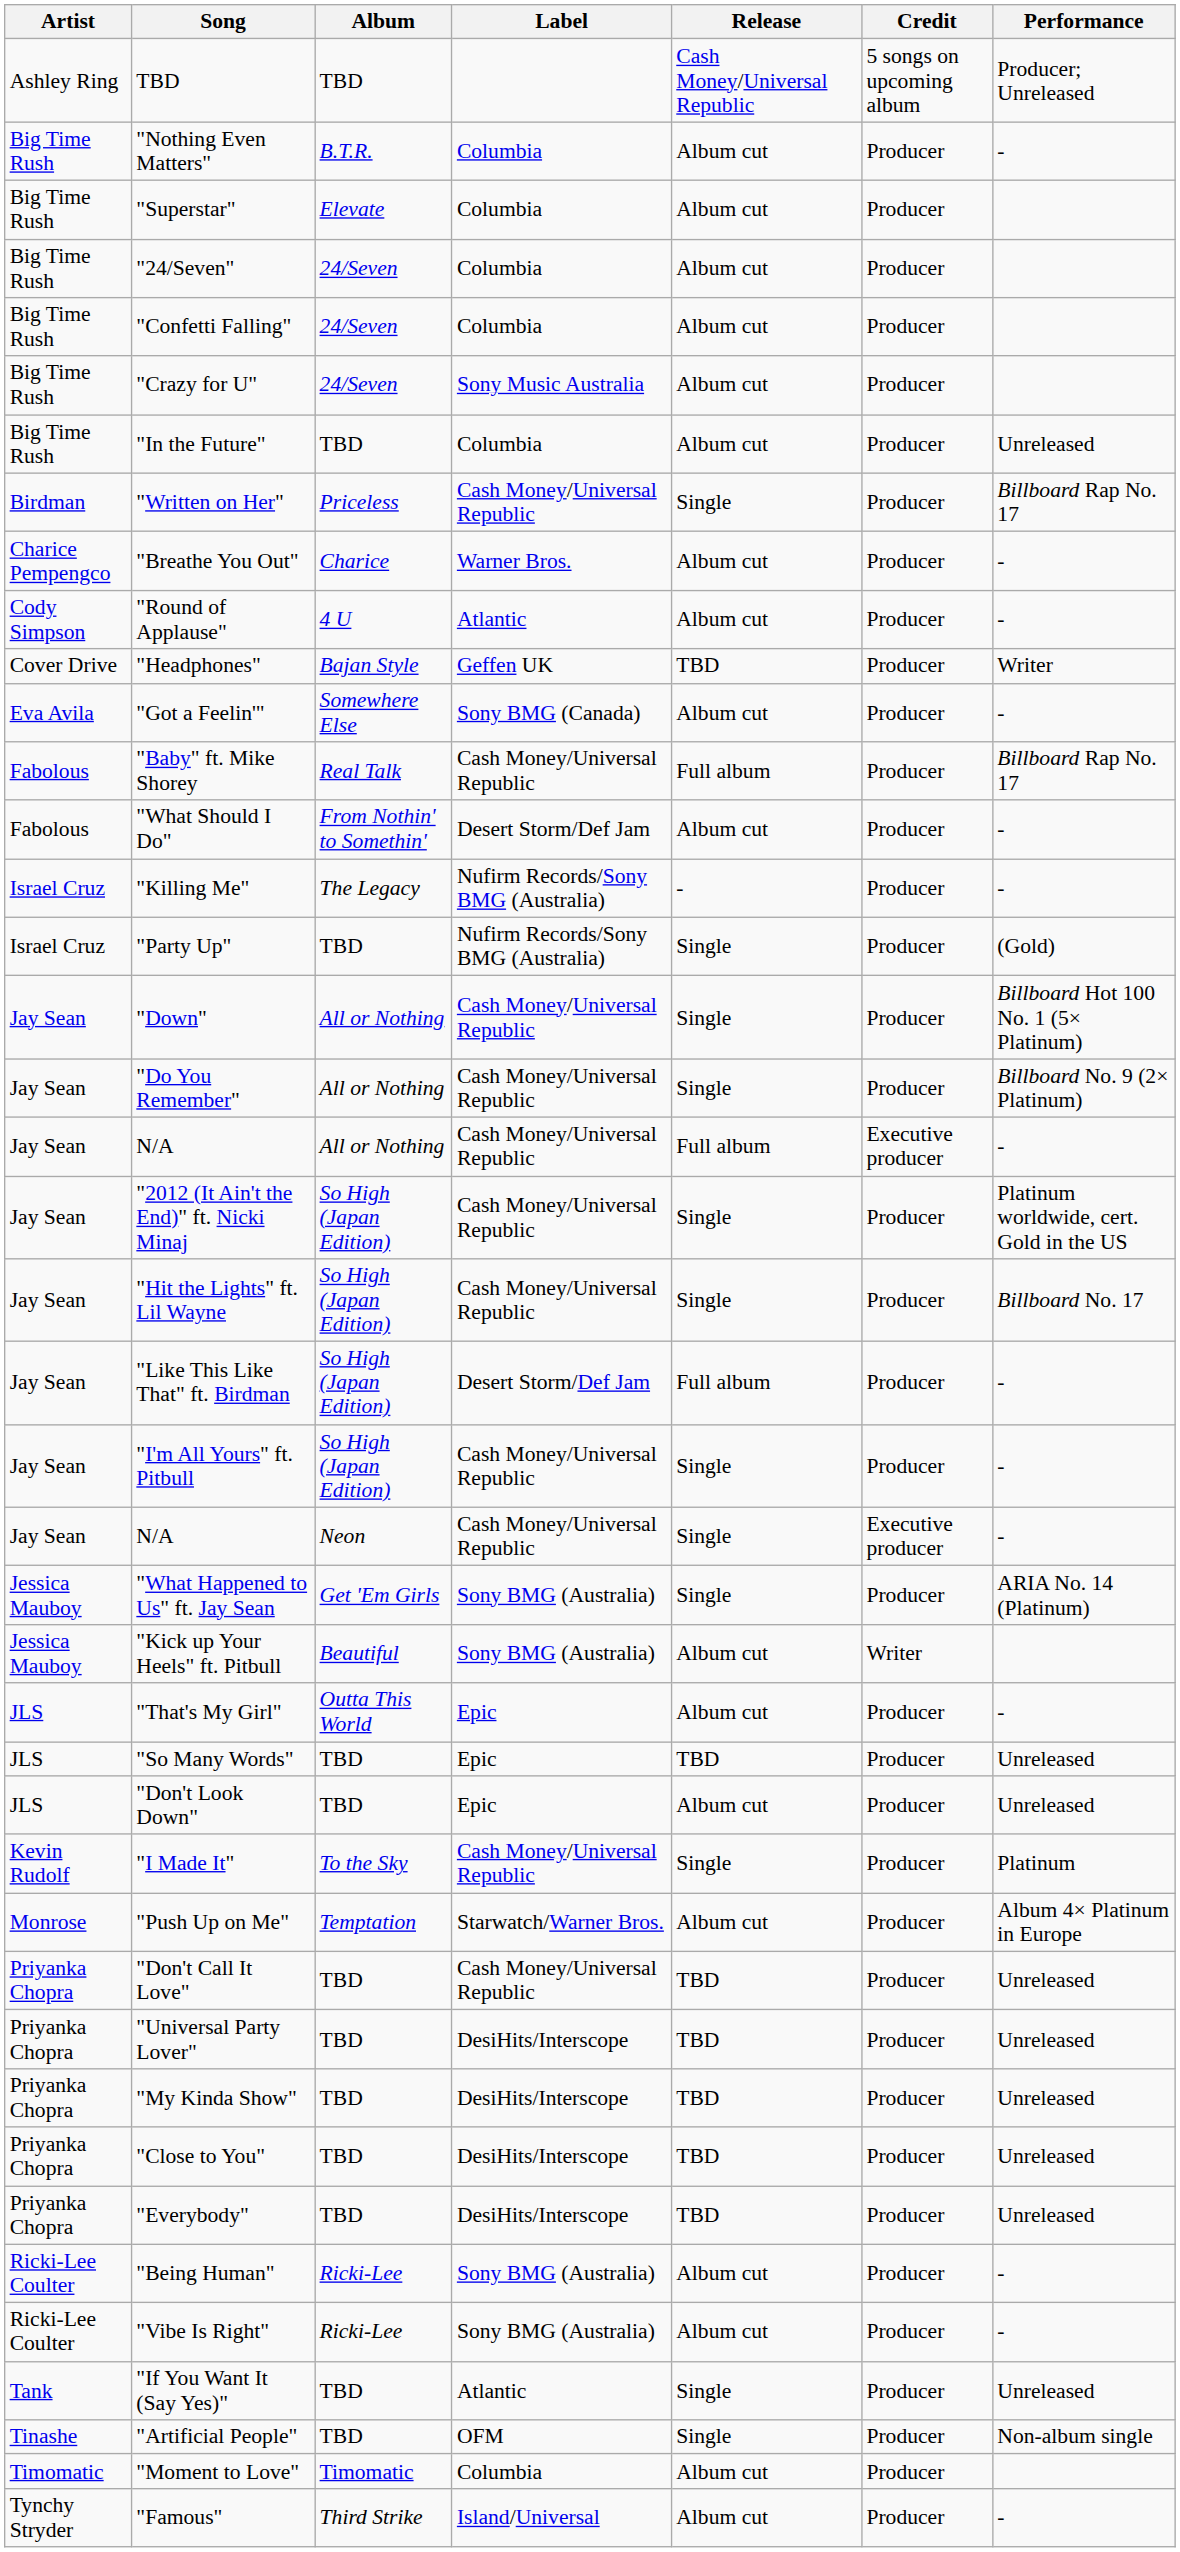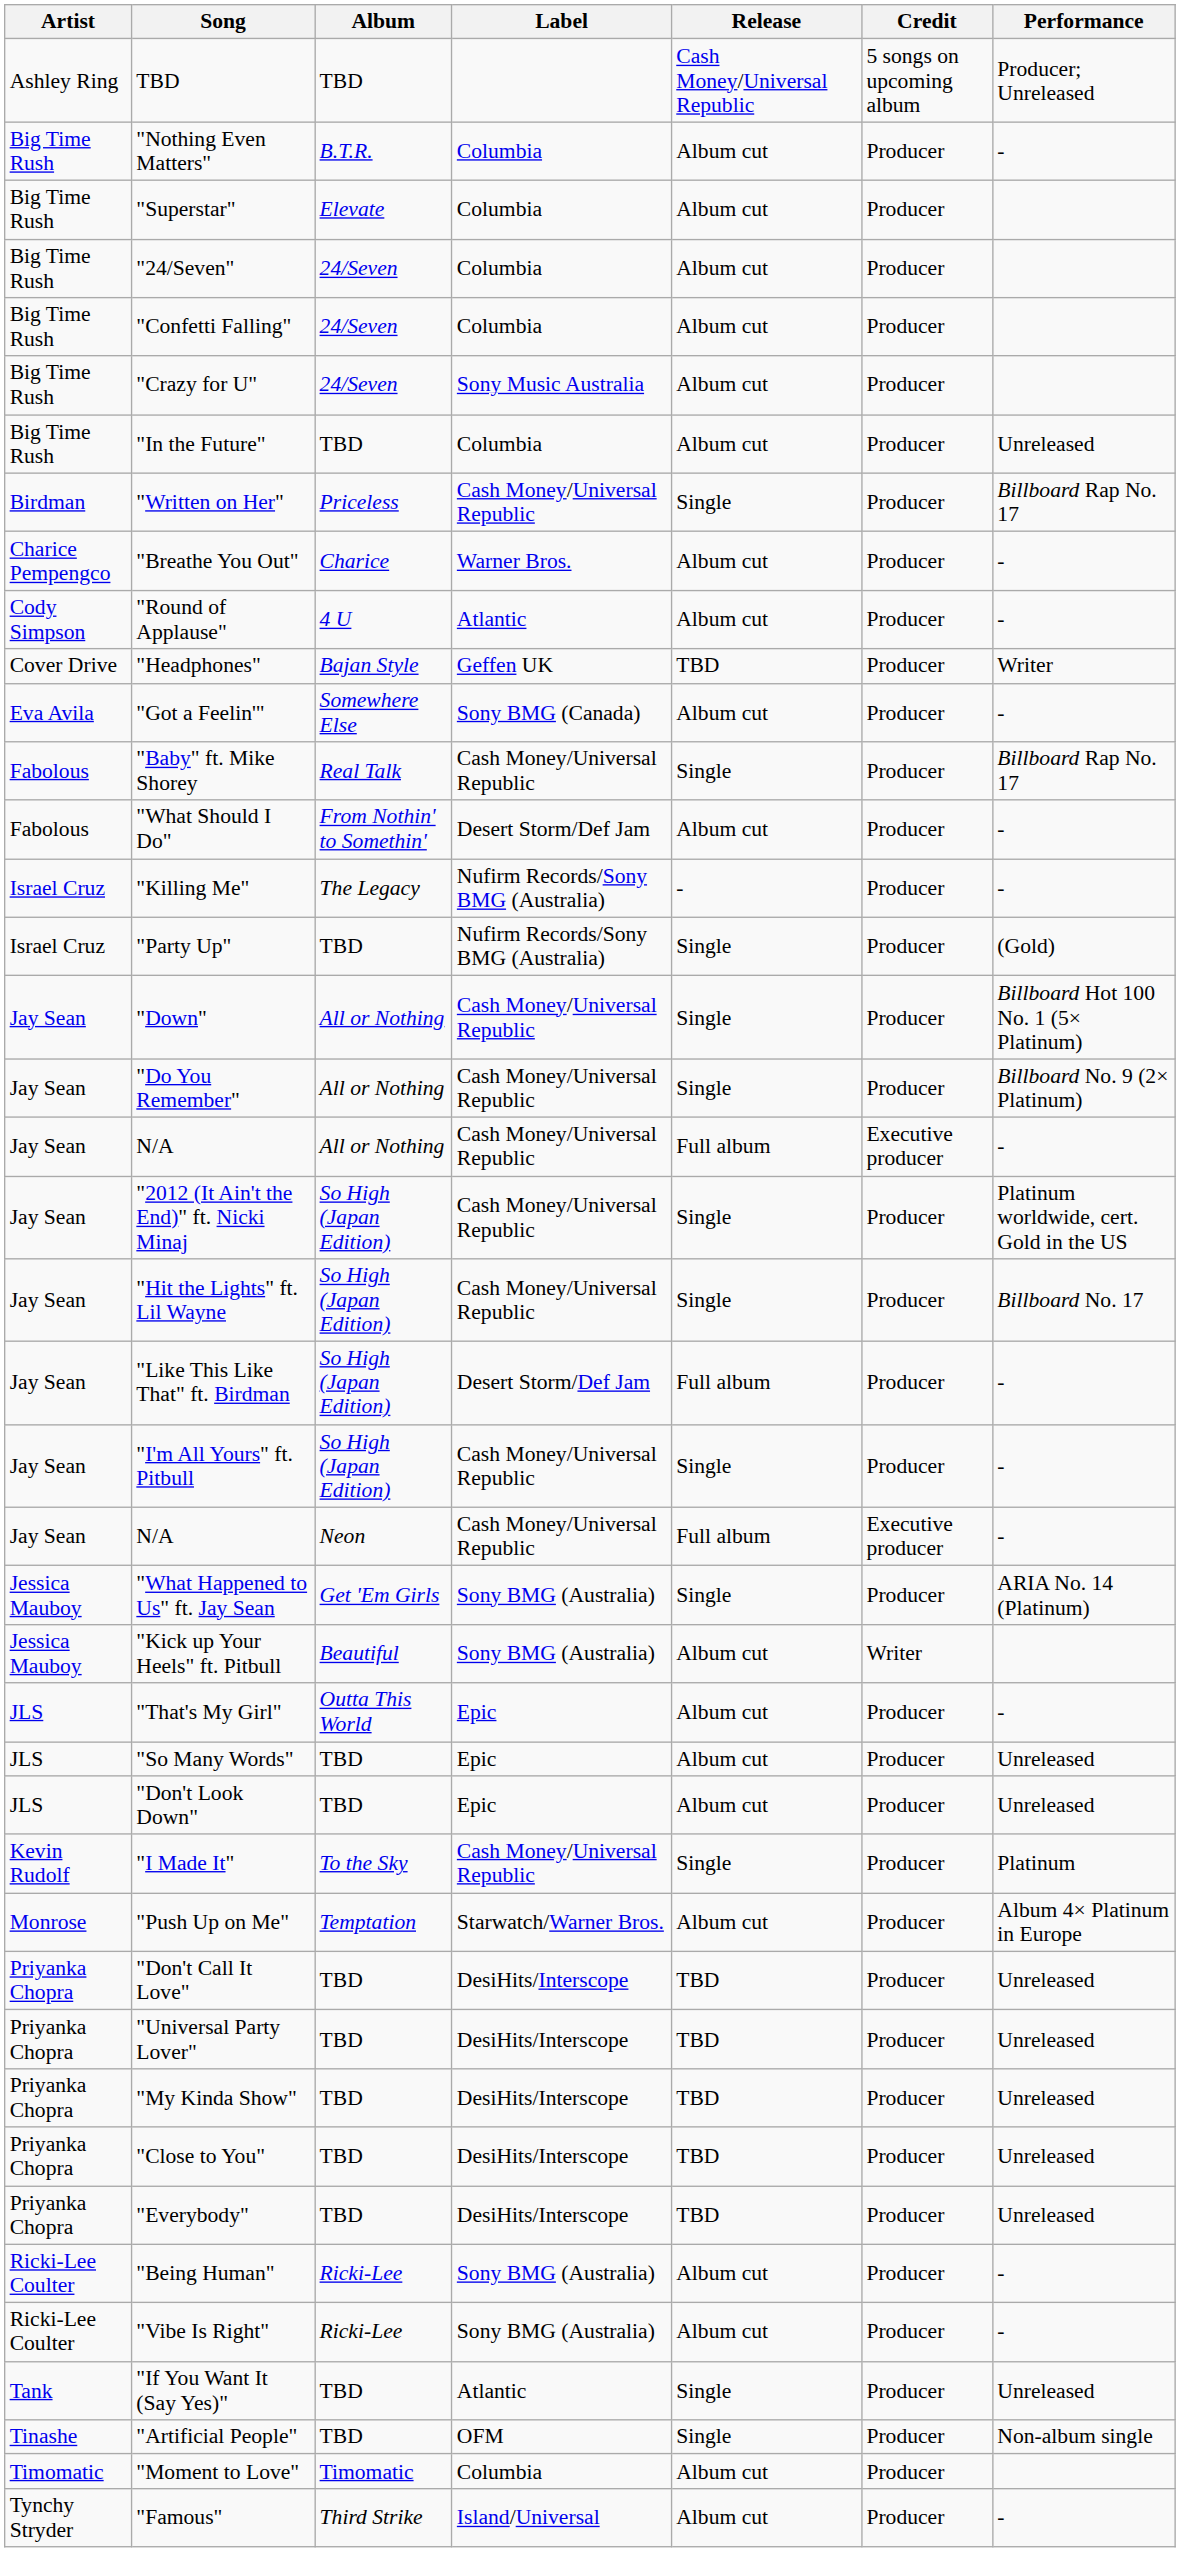(723, 770) Full album -> (704, 770) Single
(704, 1536) Single -> (723, 1536) Full album
(698, 1758) TBD -> (722, 1758) Album cut
(557, 1980) Cash Money/Universal Republic -> (543, 1980) DesiHits/Interscope
